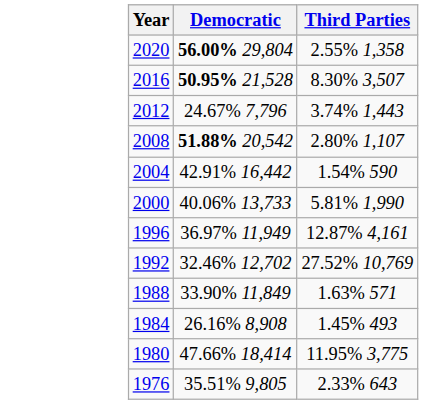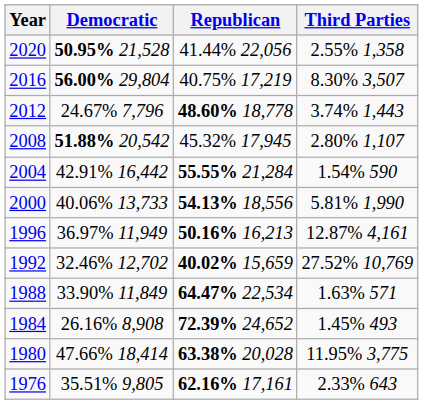+ column: (235, 20)
(235, 50) 56.00% 29,804 -> (112, 50) 50.95% 21,528
(235, 80) 50.95% 21,528 -> (112, 80) 56.00% 29,804
